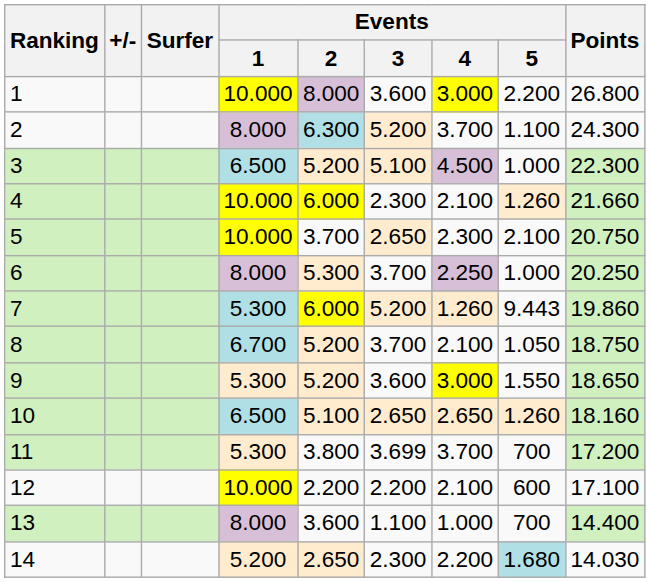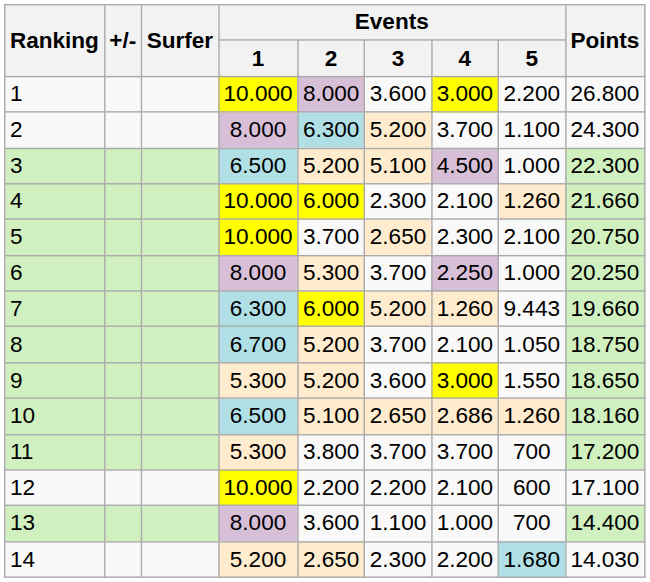(258, 308) 5.300 -> (258, 308) 6.300
(605, 308) 19.860 -> (605, 308) 19.660
(465, 415) 2.650 -> (465, 415) 2.686
(398, 451) 3.699 -> (398, 451) 3.700
